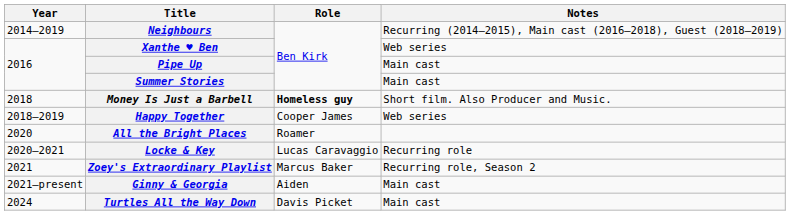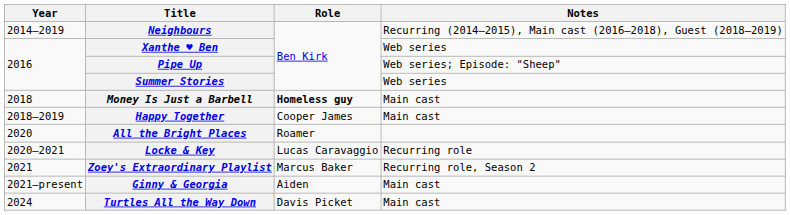(412, 64) Main cast -> (472, 64) Web series; Episode: "Sheep"
(412, 82) Main cast -> (415, 82) Web series
(497, 99) Short film. Also Producer and Music. -> (412, 99) Main cast
(415, 116) Web series -> (412, 116) Main cast
